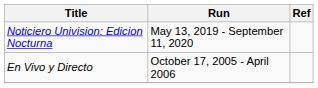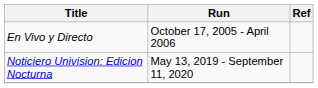rows swapped: (50, 67) <-> (75, 37)
